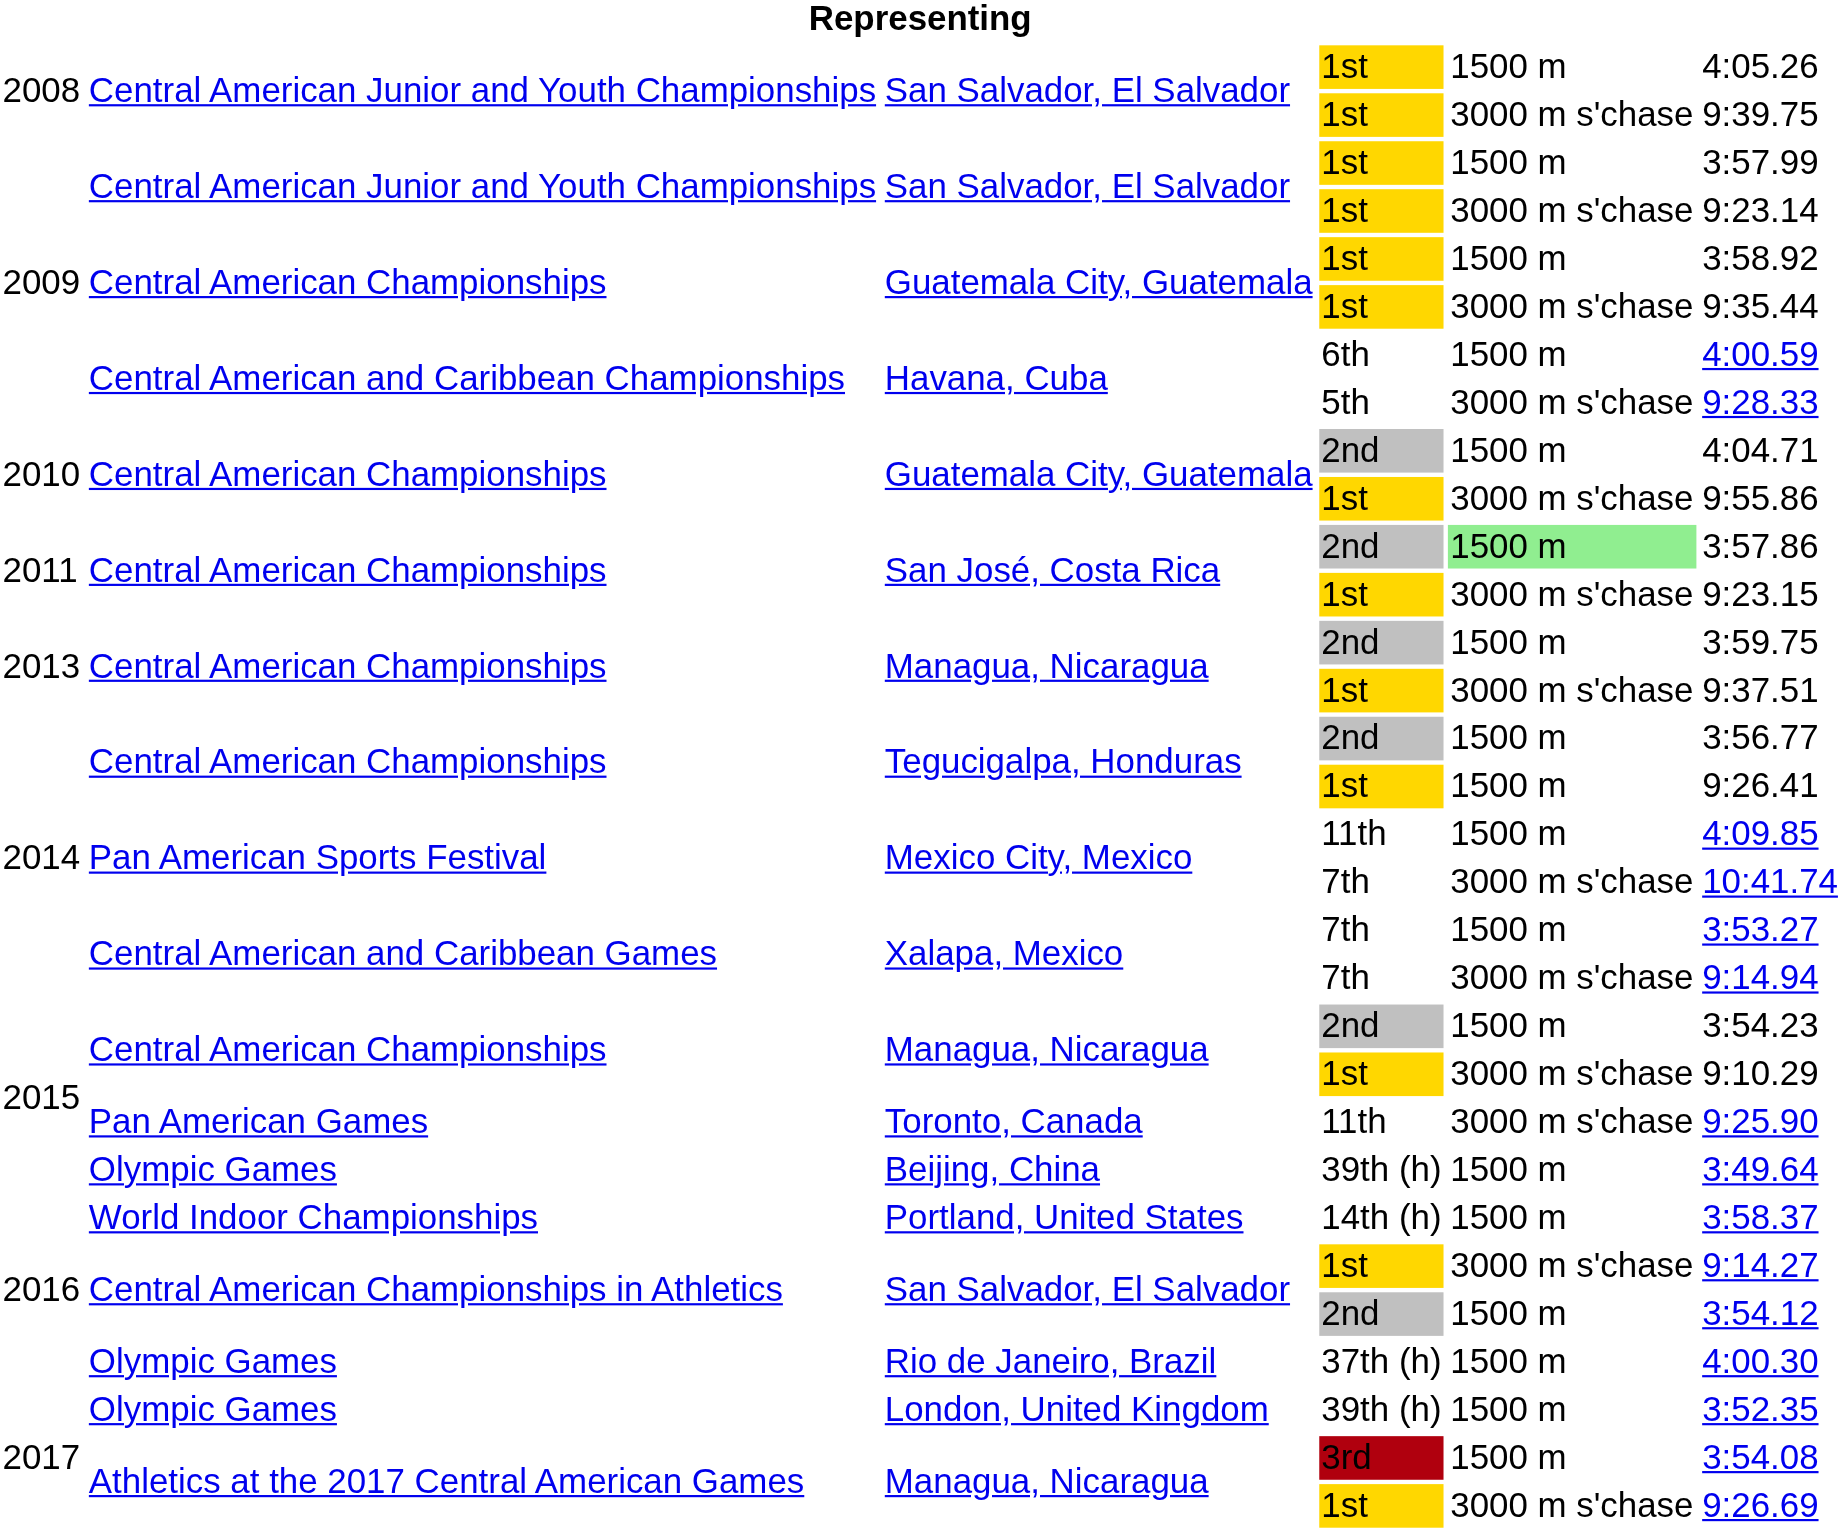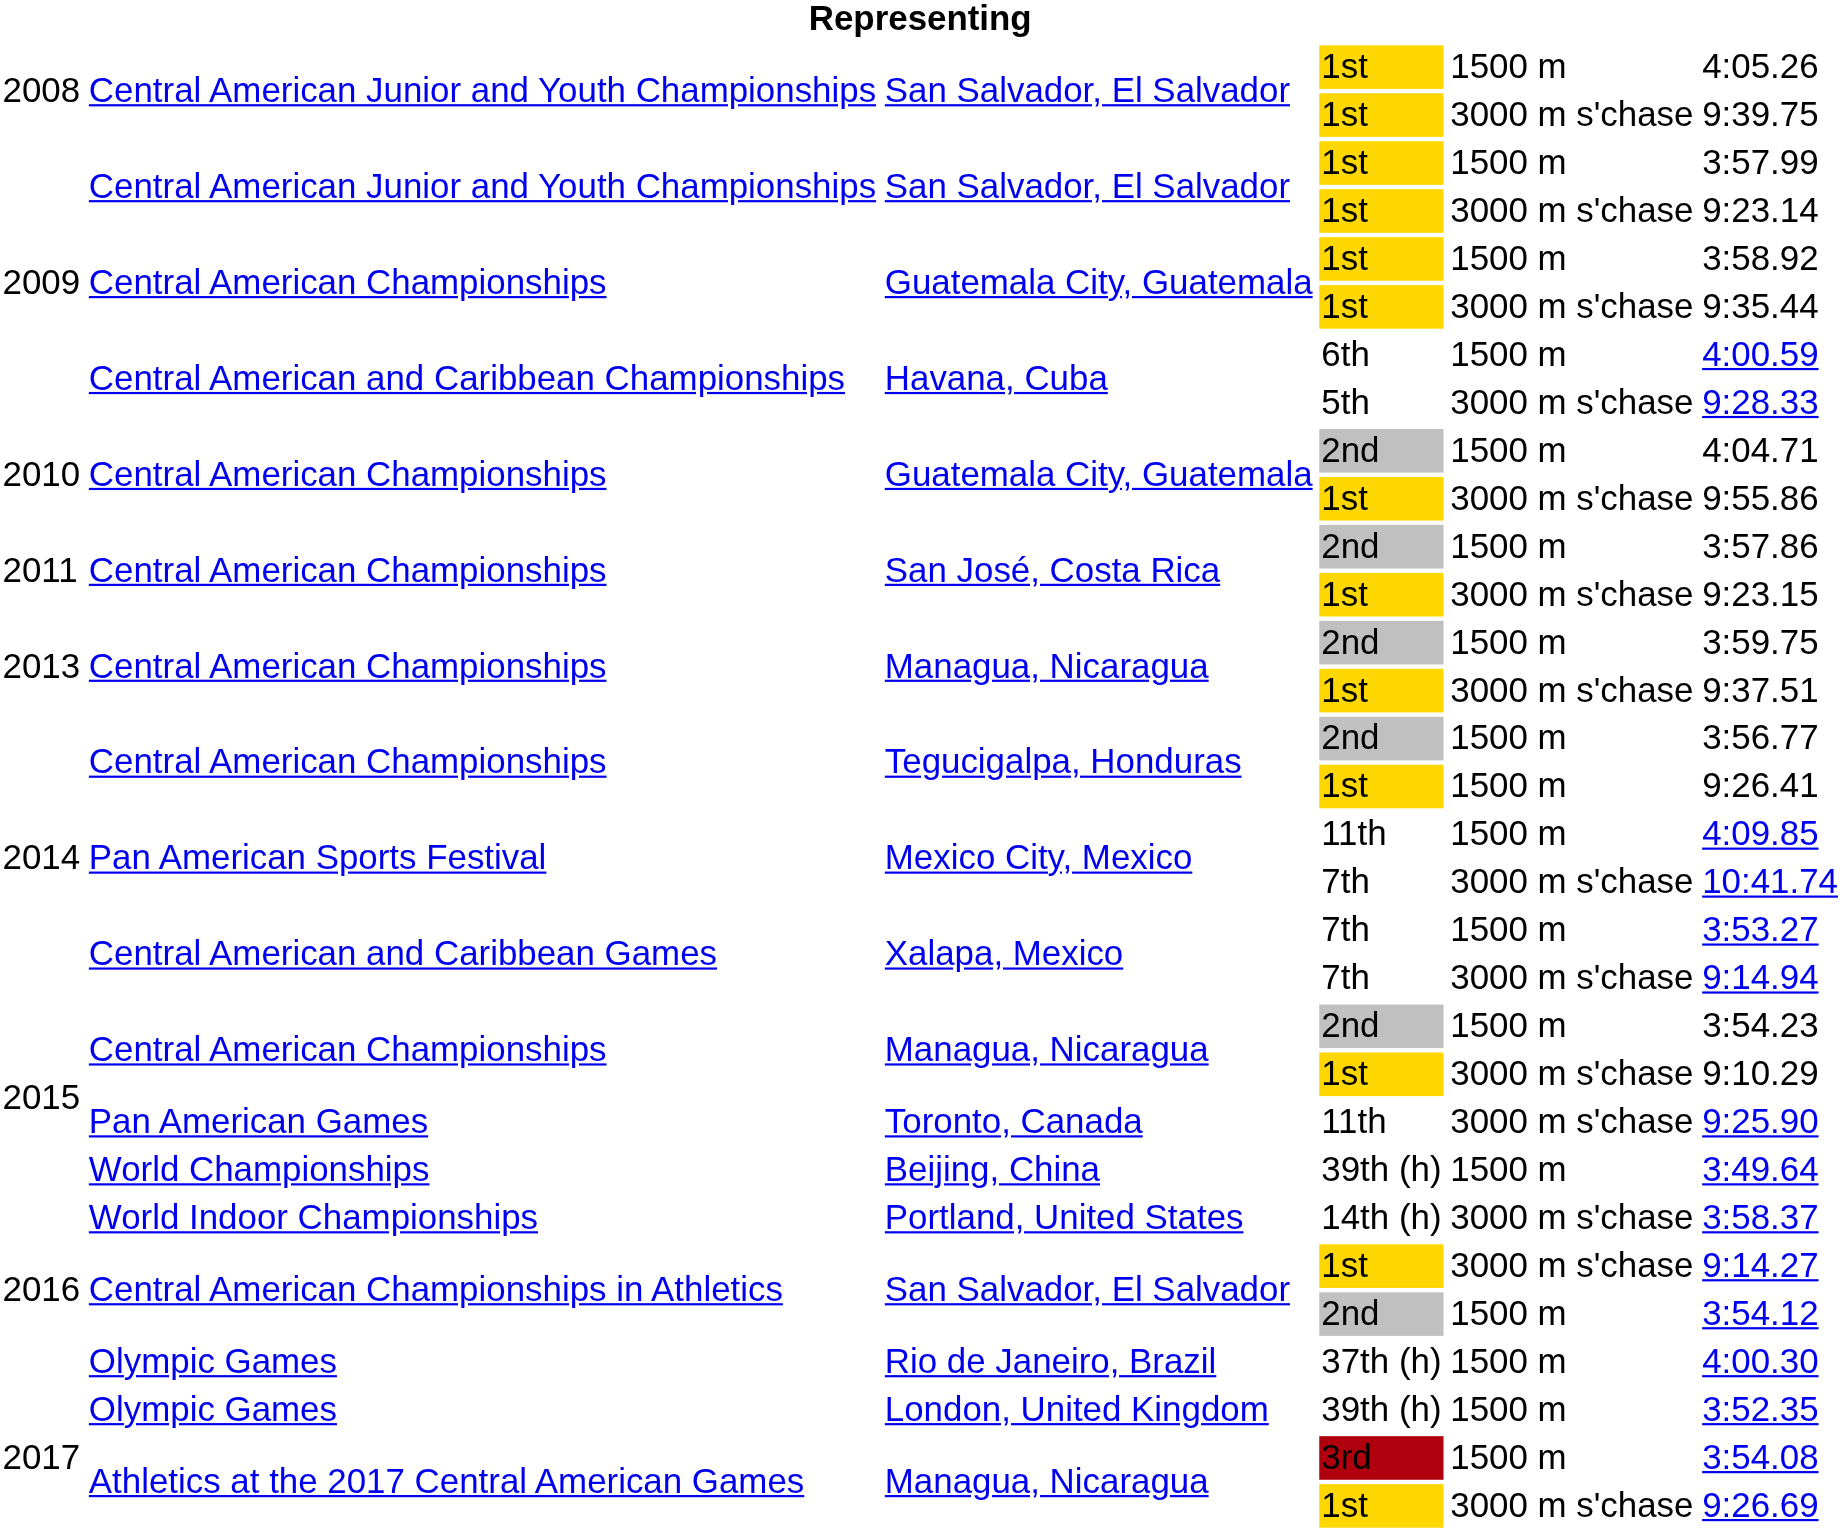(1508, 546) lightgreen background -> (1508, 546) no background
(213, 1169) Olympic Games -> (259, 1169) World Championships
(1508, 1217) 1500 m -> (1572, 1217) 3000 m s'chase
